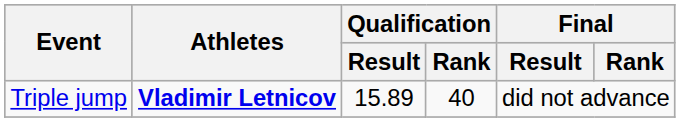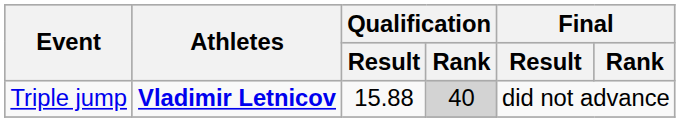(384, 99) 15.89 -> (384, 99) 15.88
(461, 99) no background -> (461, 99) lightgrey background
